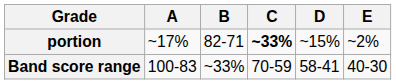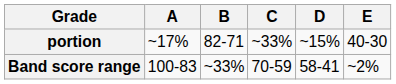(272, 41) bold -> (272, 41) normal
(363, 41) ~2% -> (367, 41) 40-30
(367, 66) 40-30 -> (363, 66) ~2%
